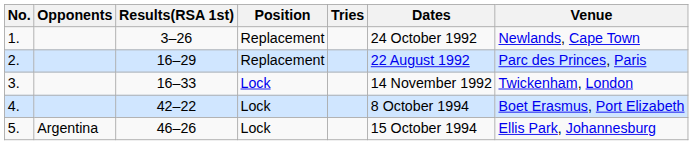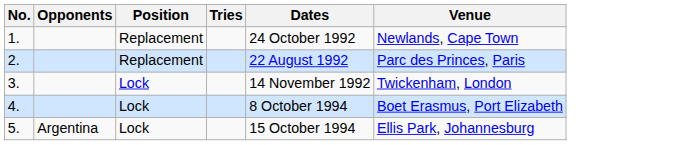- column: (176, 15)
